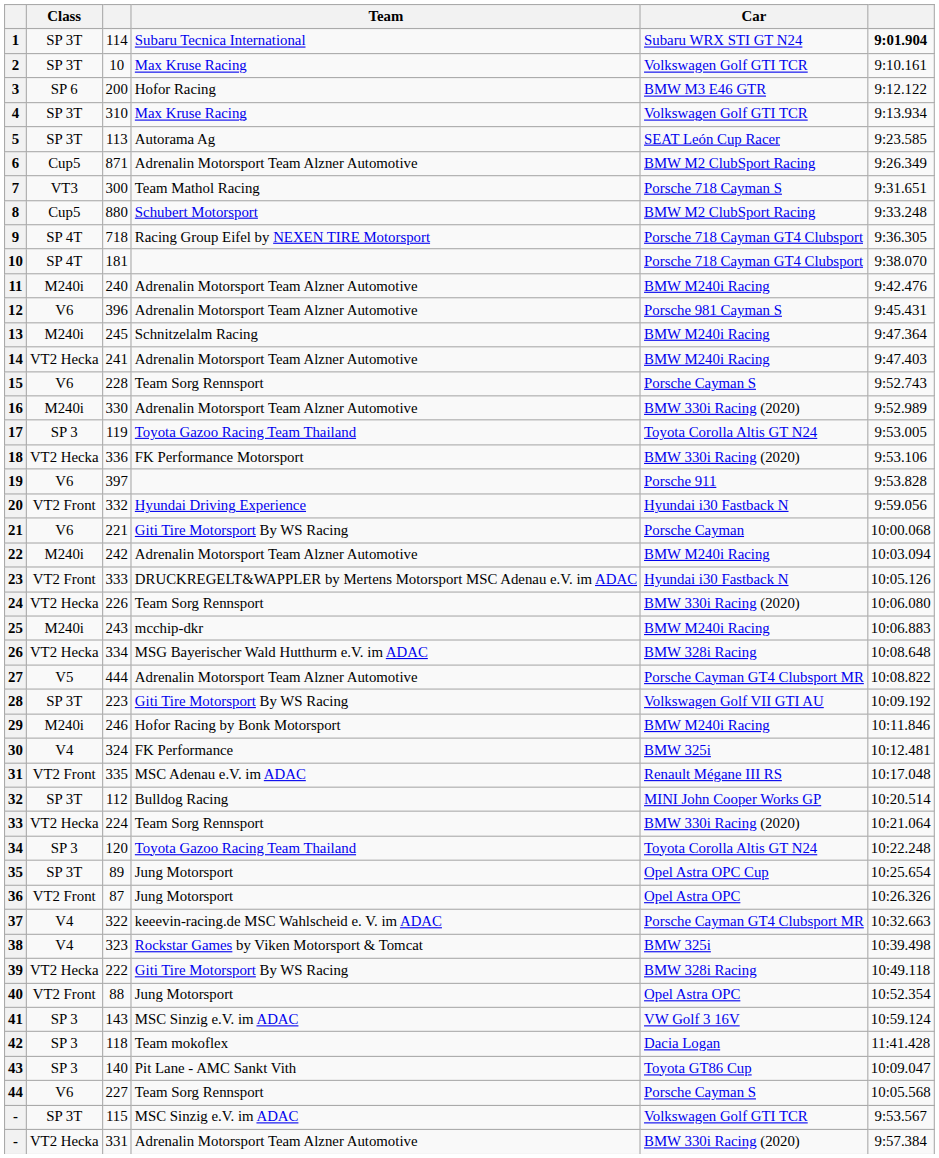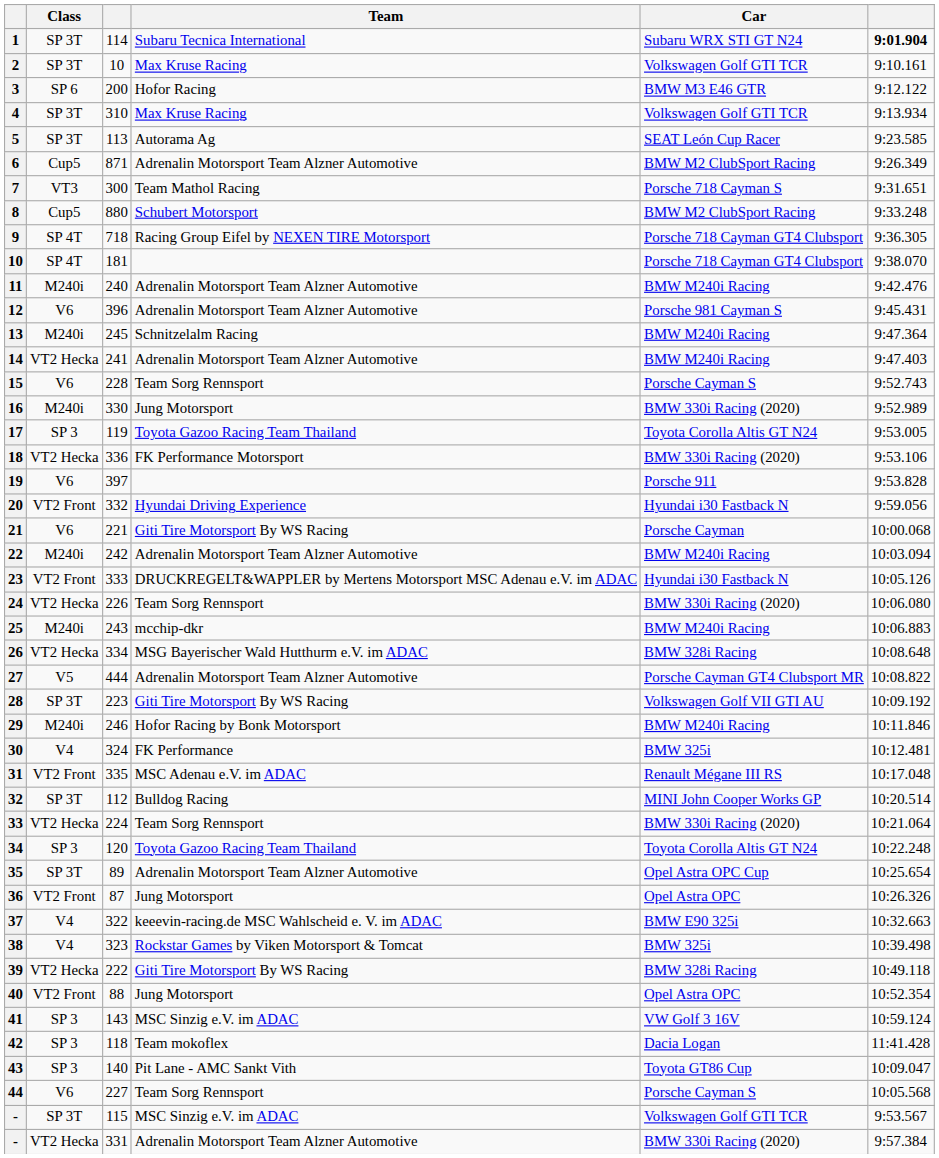(276, 407) Adrenalin Motorsport Team Alzner Automotive -> (184, 407) Jung Motorsport
(184, 872) Jung Motorsport -> (276, 872) Adrenalin Motorsport Team Alzner Automotive
(754, 921) Porsche Cayman GT4 Clubsport MR -> (691, 921) BMW E90 325i
